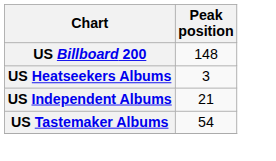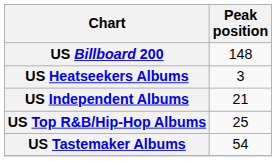+ row: (107, 122)
